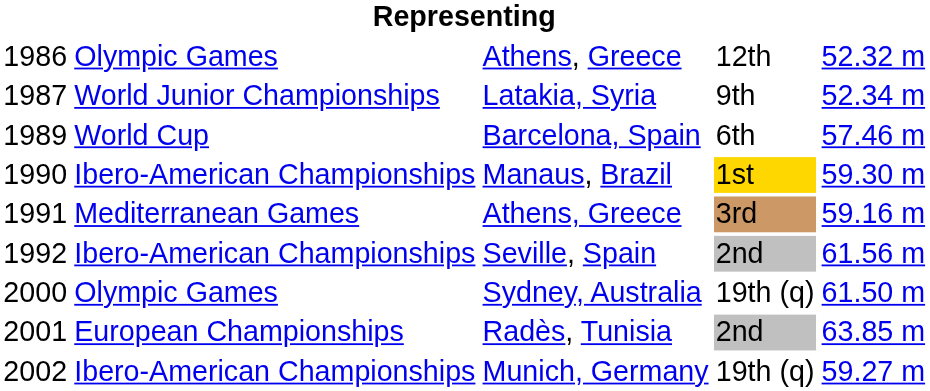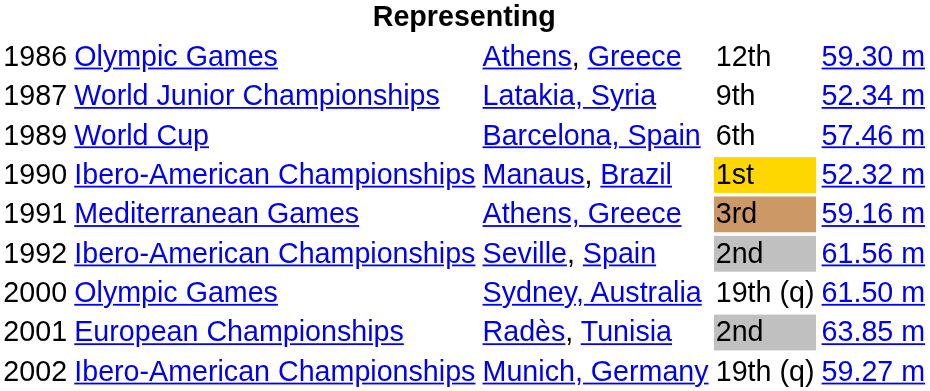(873, 56) 52.32 m -> (873, 56) 59.30 m
(873, 174) 59.30 m -> (873, 174) 52.32 m
